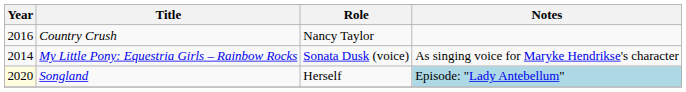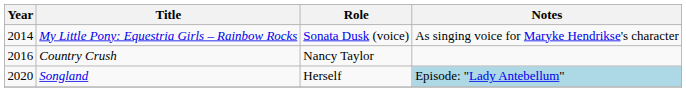rows swapped: (168, 55) <-> (78, 35)
(20, 76) lightyellow background -> (20, 76) no background
